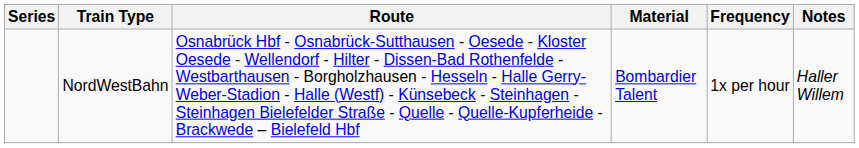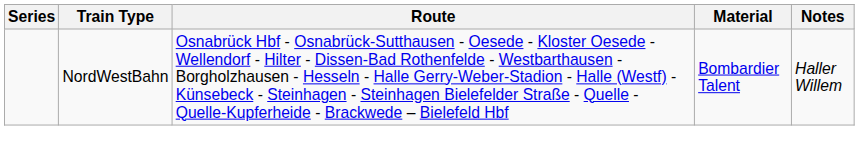- column: (750, 16)
